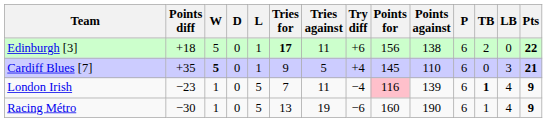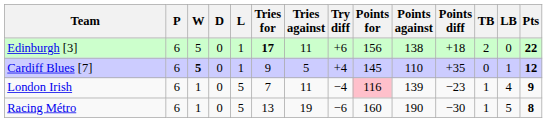columns swapped: (464, 21) <-> (186, 21)
(509, 68) 3 -> (509, 68) 1
(531, 68) 21 -> (531, 68) 12
(486, 87) bold -> (486, 87) normal
(509, 107) 4 -> (509, 107) 5
(531, 107) 9 -> (531, 107) 8
